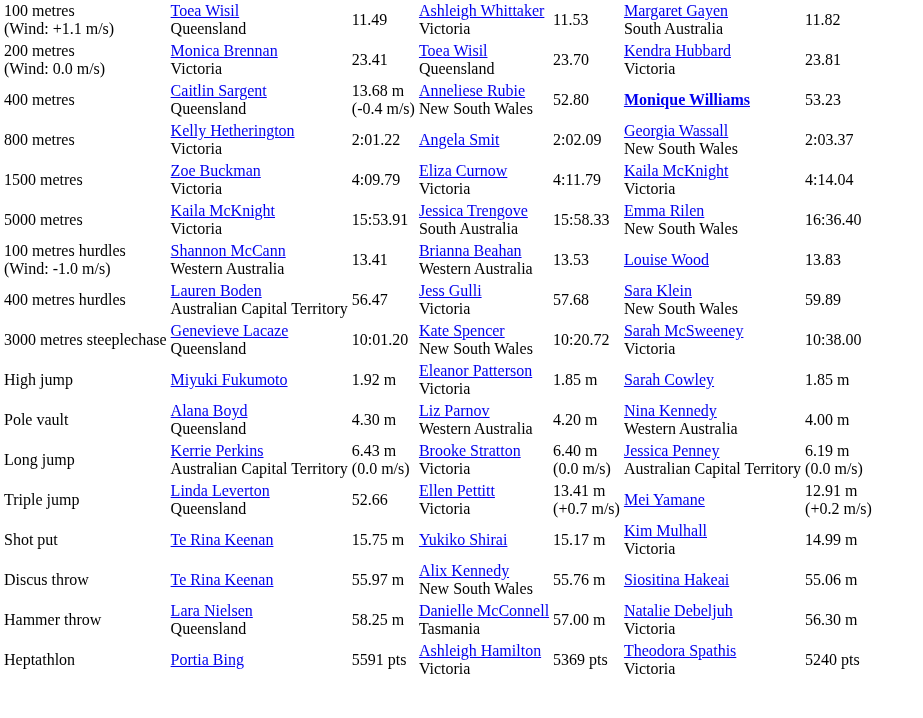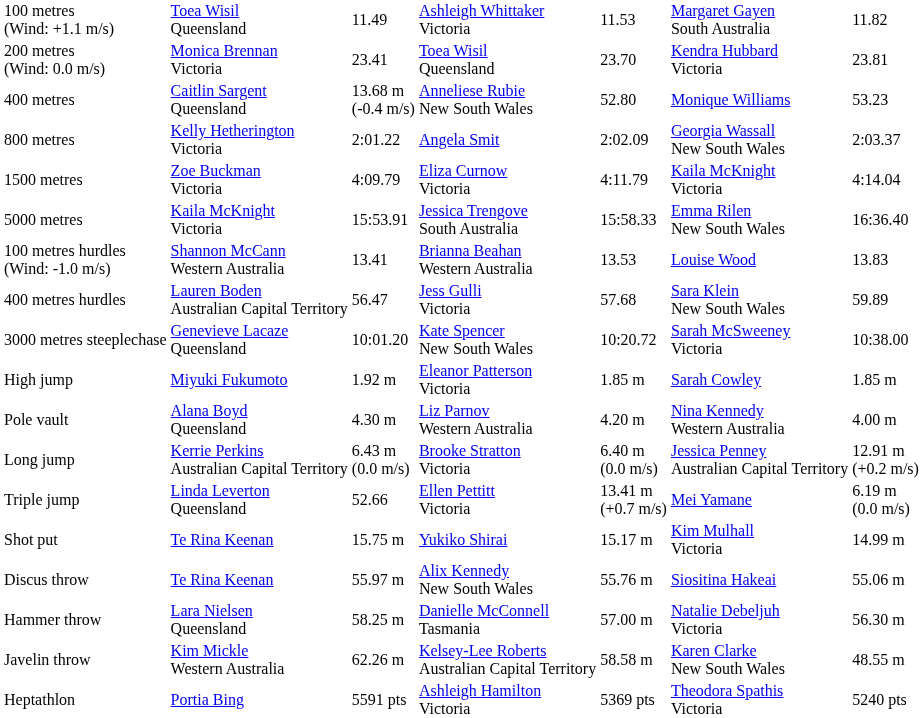(687, 100) bold -> (731, 100) normal
(834, 460) 6.19 m (0.0 m/s) -> (886, 460) 12.91 m (+0.2 m/s)
(839, 500) 12.91 m (+0.2 m/s) -> (881, 500) 6.19 m (0.0 m/s)
+ row: (47, 660)
